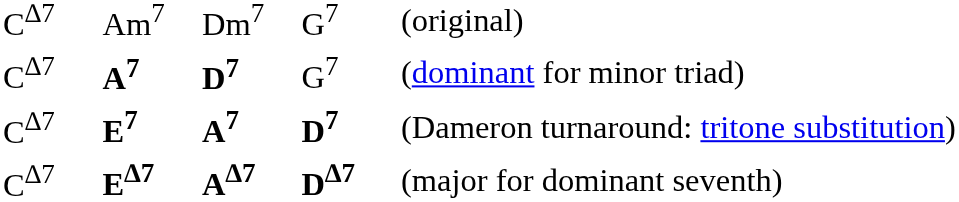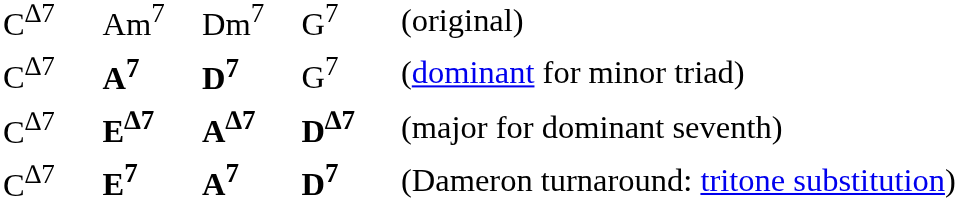rows swapped: (120, 127) <-> (128, 180)
